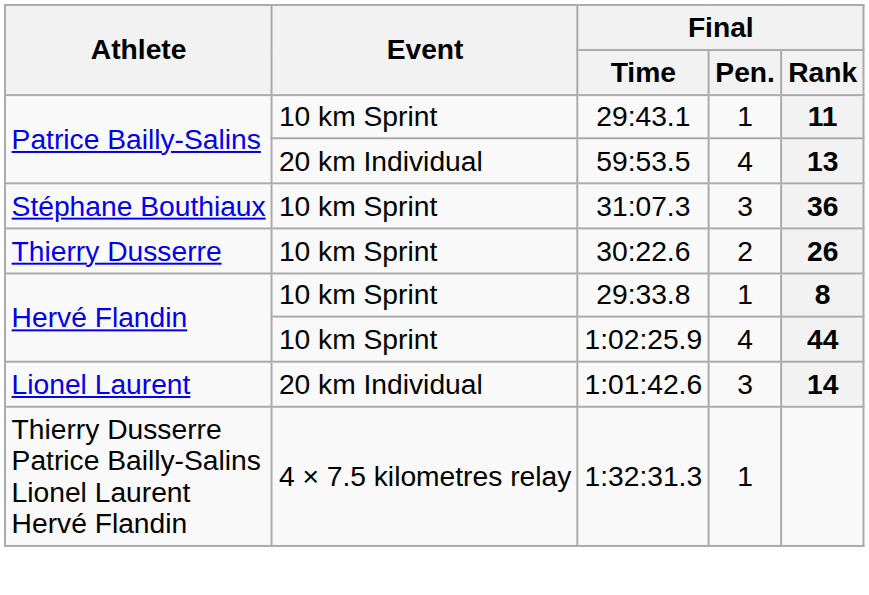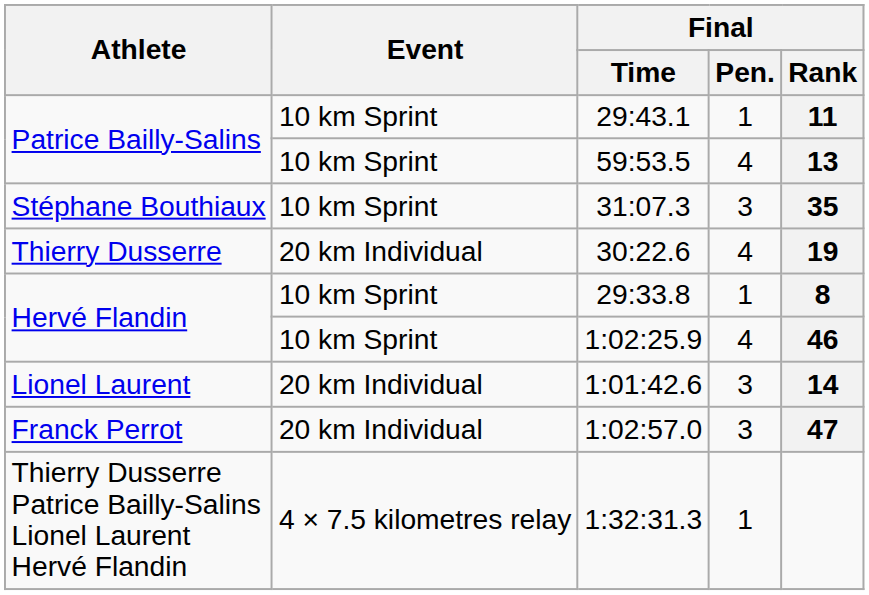(381, 161) 20 km Individual -> (358, 161) 10 km Sprint
(823, 206) 36 -> (823, 206) 35
(358, 251) 10 km Sprint -> (381, 251) 20 km Individual
(745, 251) 2 -> (745, 251) 4
(823, 251) 26 -> (823, 251) 19
(823, 340) 44 -> (823, 340) 46
+ row: (643, 429)
